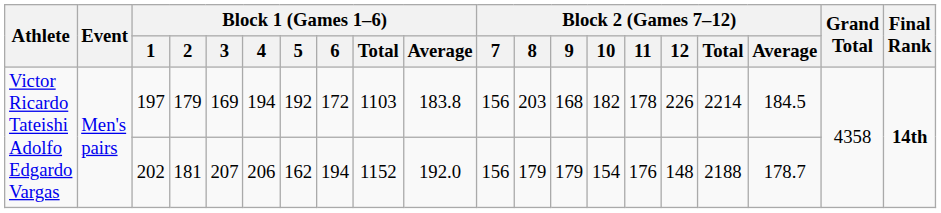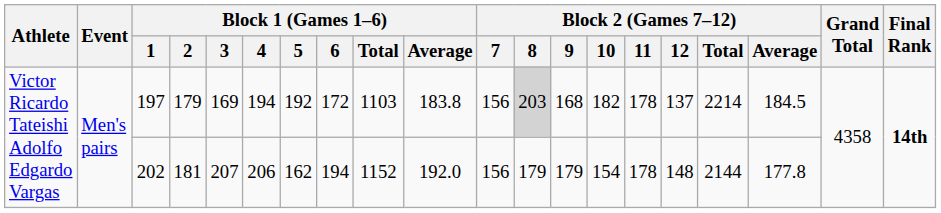(532, 101) no background -> (532, 101) lightgrey background
(680, 101) 226 -> (680, 101) 137
(643, 172) 176 -> (643, 172) 178
(723, 172) 2188 -> (723, 172) 2144
(785, 172) 178.7 -> (785, 172) 177.8
